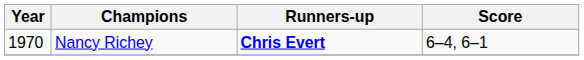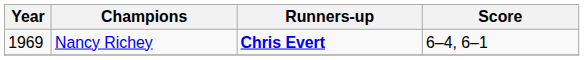(26, 42) 1970 -> (26, 42) 1969
